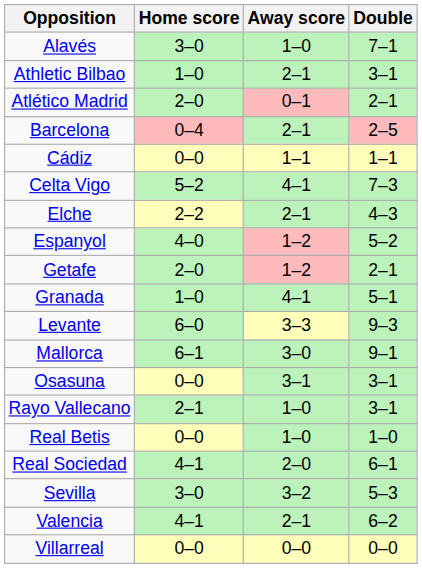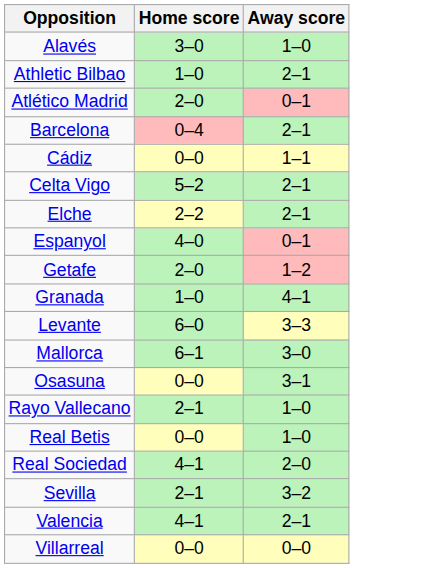- column: (383, 18)
(296, 185) 4–1 -> (296, 185) 2–1
(296, 241) 1–2 -> (296, 241) 0–1
(189, 492) 3–0 -> (189, 492) 2–1
